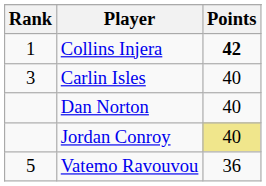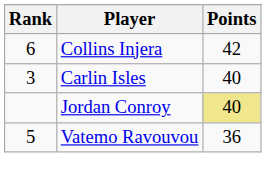(31, 48) 1 -> (31, 48) 6
(232, 48) bold -> (232, 48) normal
- row: (105, 107)
